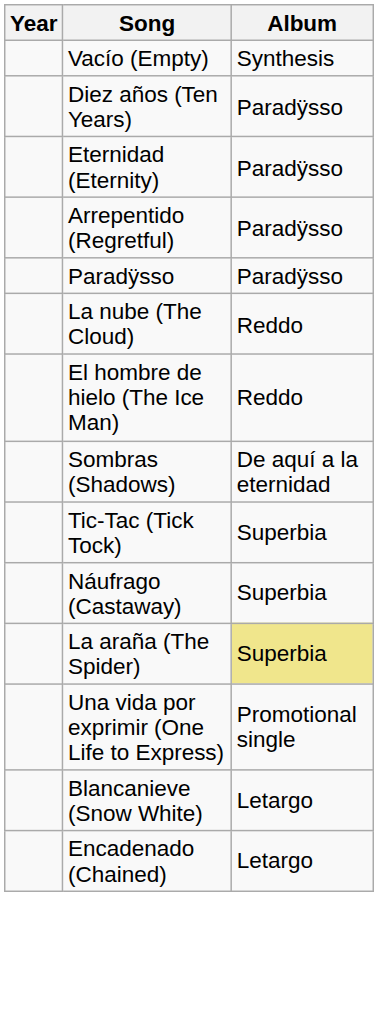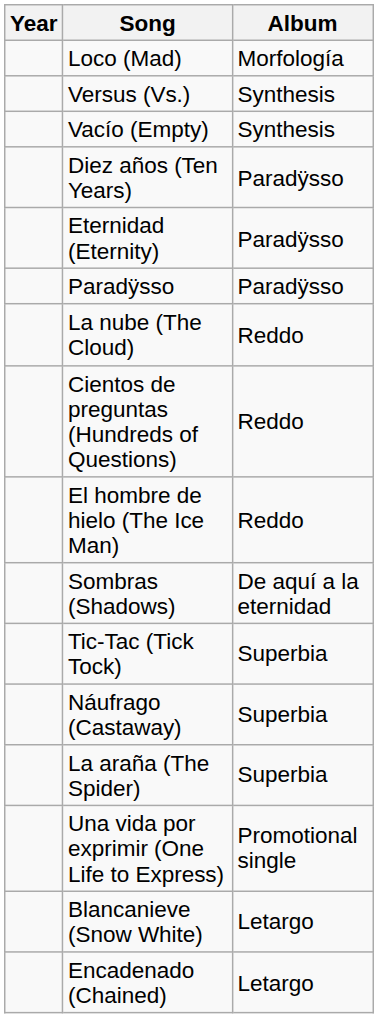+ row: (125, 58)
+ row: (129, 94)
- row: (126, 228)
+ row: (133, 421)
(282, 653) khaki background -> (283, 775) no background
